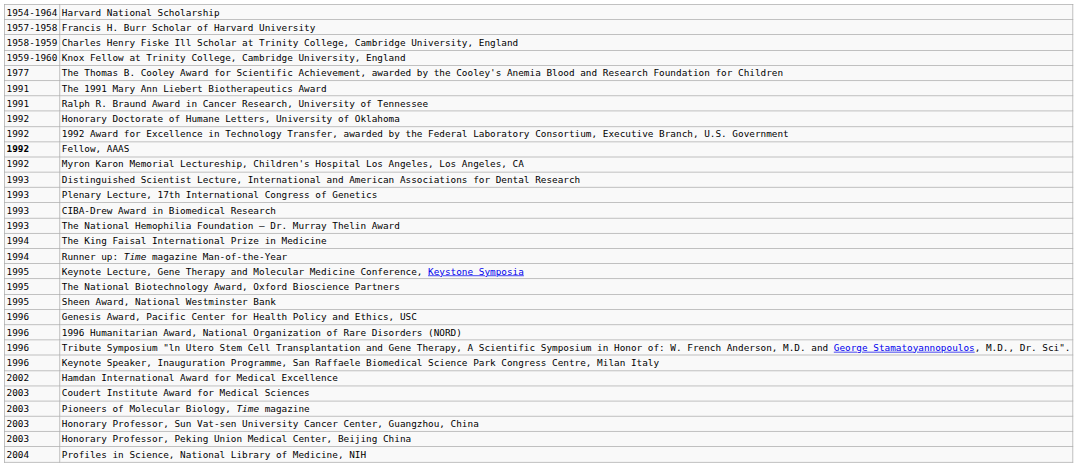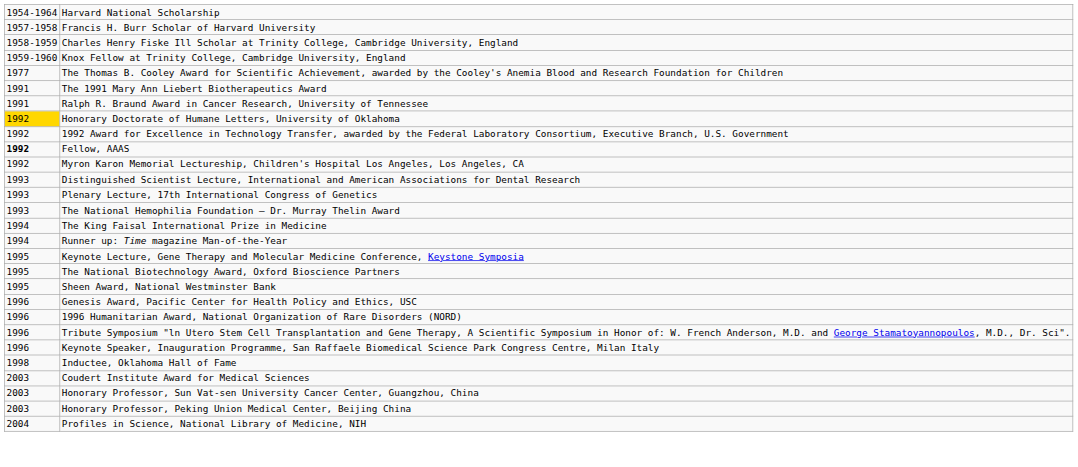(18, 119) no background -> (18, 119) gold background
- row: (169, 210)
+ row: (149, 363)
- row: (200, 378)
- row: (186, 409)
